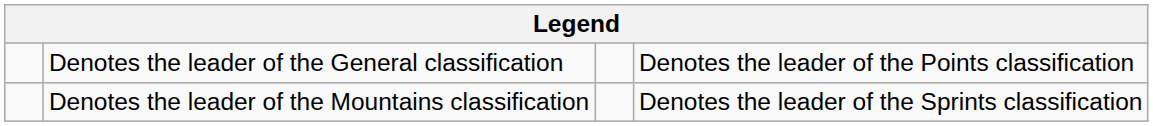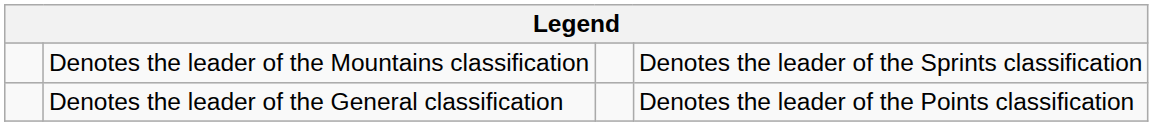rows swapped: (306, 62) <-> (319, 101)
